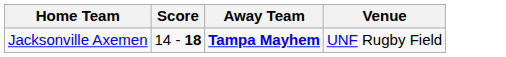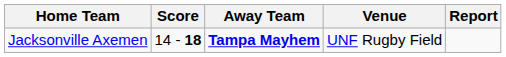+ column: (473, 16)
